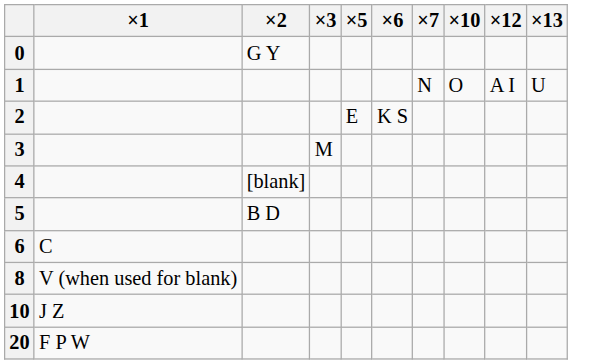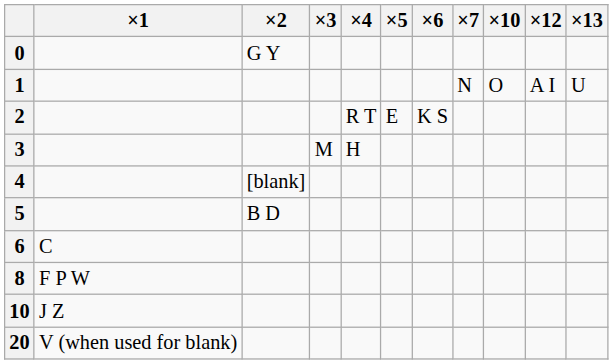+ column: (361, 20)
(138, 278) V (when used for blank) -> (64, 278) F P W
(64, 342) F P W -> (138, 342) V (when used for blank)
